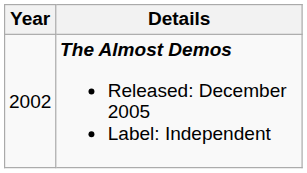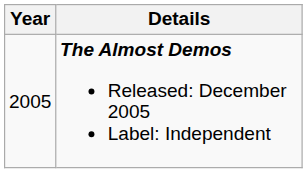(30, 100) 2002 -> (30, 100) 2005
